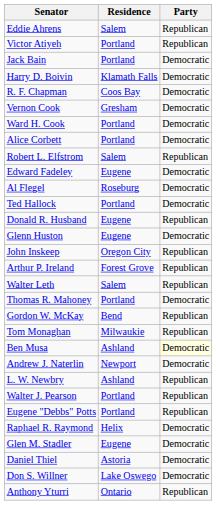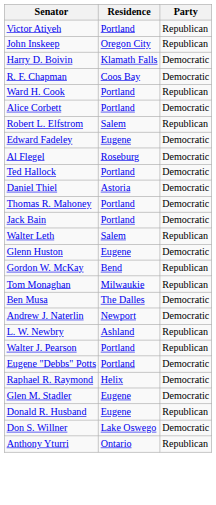- row: (34, 28)
rows swapped: (26, 60) <-> (33, 252)
- row: (33, 108)
(186, 124) Democratic -> (185, 92) Republican
rows swapped: (47, 220) <-> (32, 460)
rows swapped: (35, 236) <-> (49, 300)
- row: (40, 268)
(118, 348) Ashland -> (123, 300) The Dalles
(186, 348) lightyellow background -> (186, 300) no background
(185, 412) Republican -> (186, 364) Democratic
